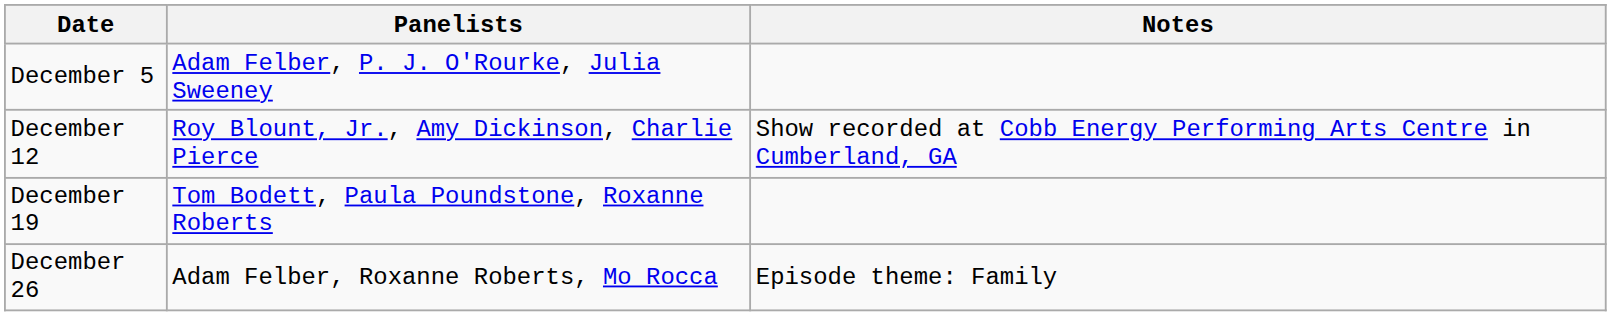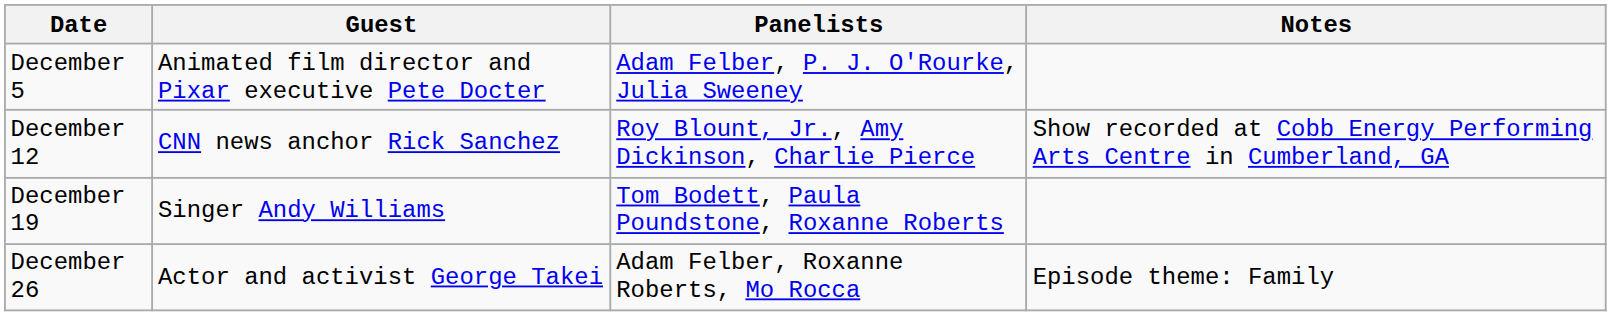+ column: (381, 24)
